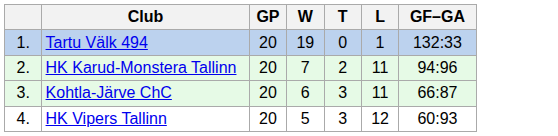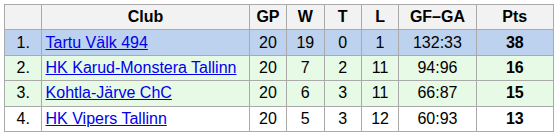+ column: (515, 17)
